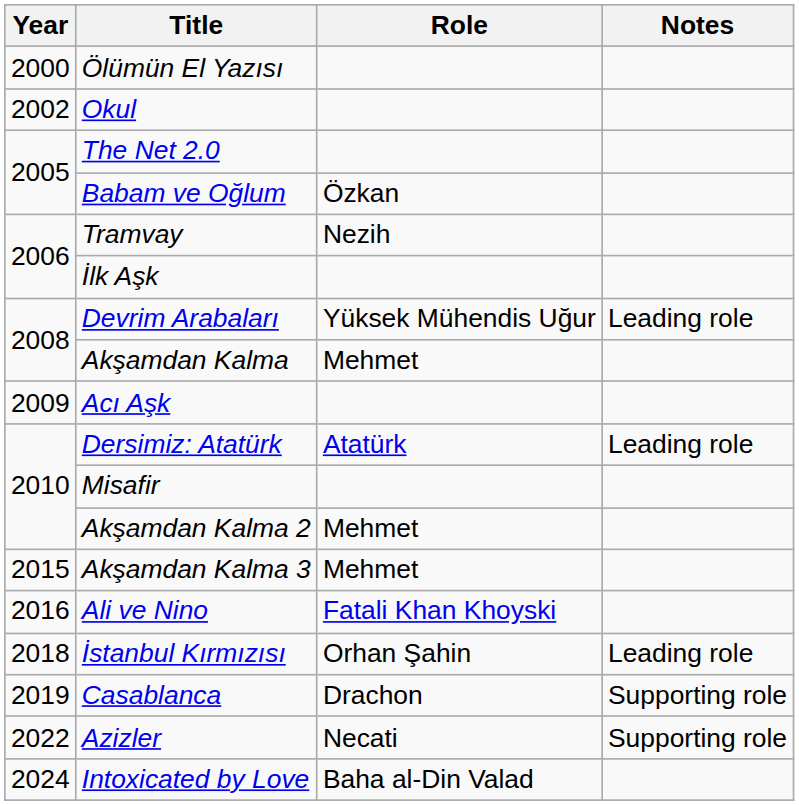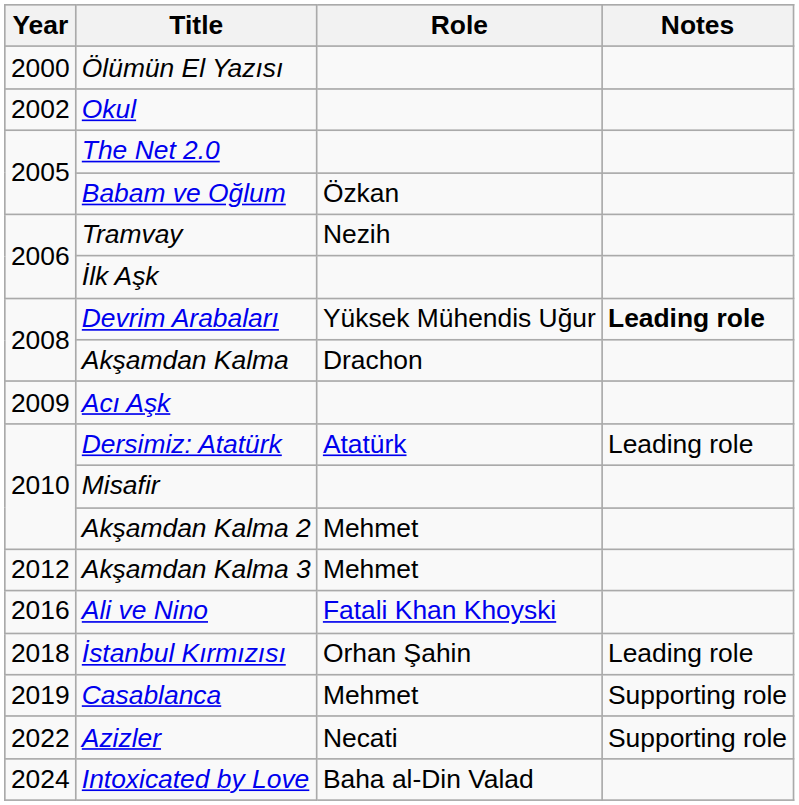(681, 318) normal -> (686, 318) bold
(371, 360) Mehmet -> (373, 360) Drachon
(40, 569) 2015 -> (40, 569) 2012
(373, 695) Drachon -> (371, 695) Mehmet
